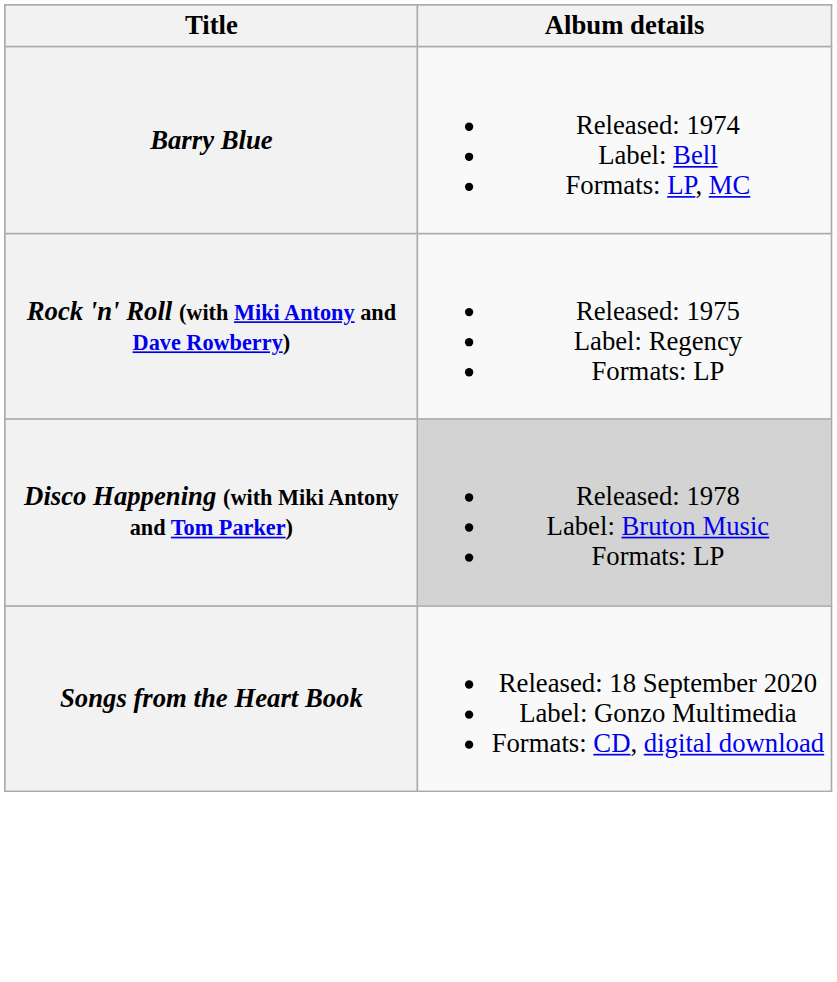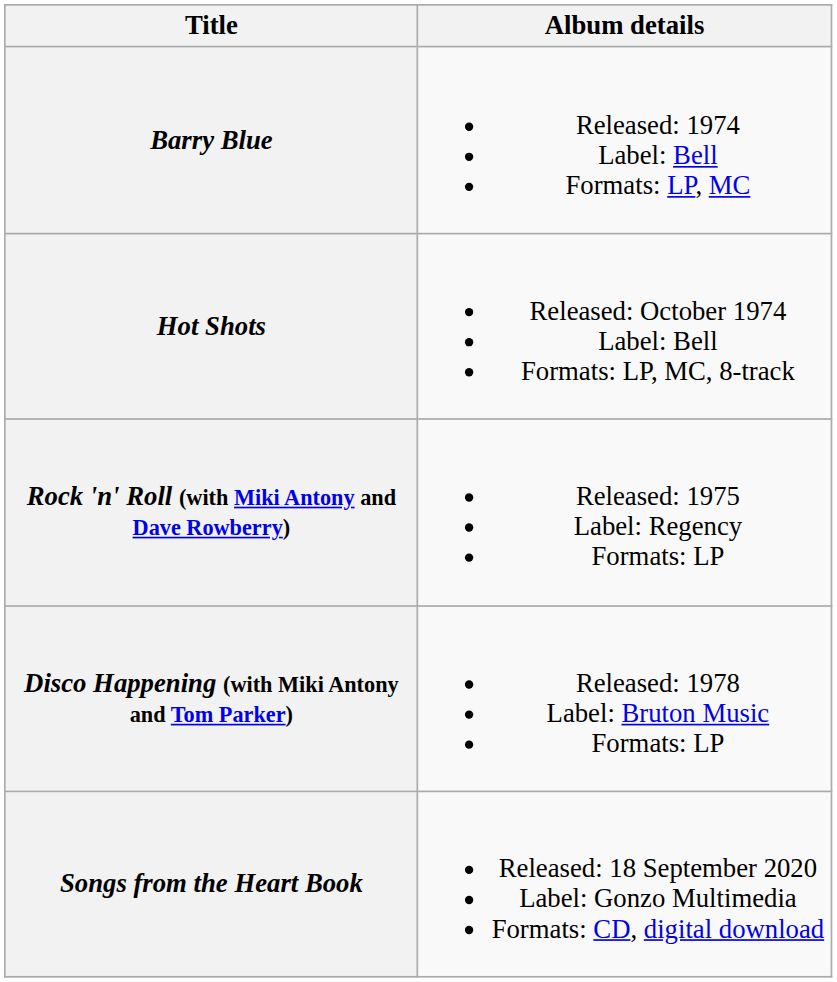+ row: (211, 325)
(625, 527) lightgrey background -> (625, 713) no background
